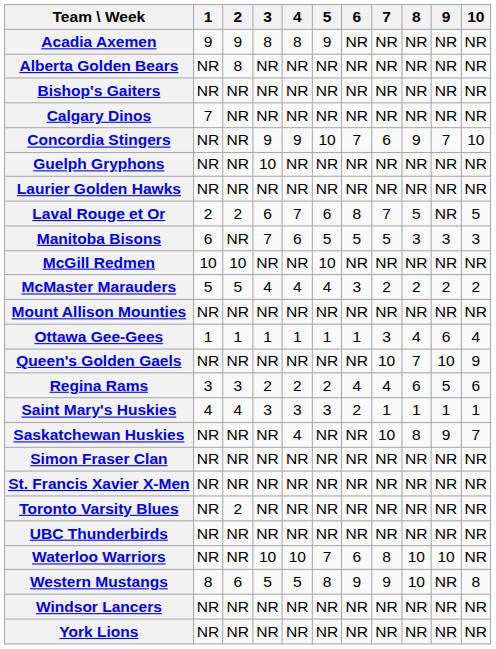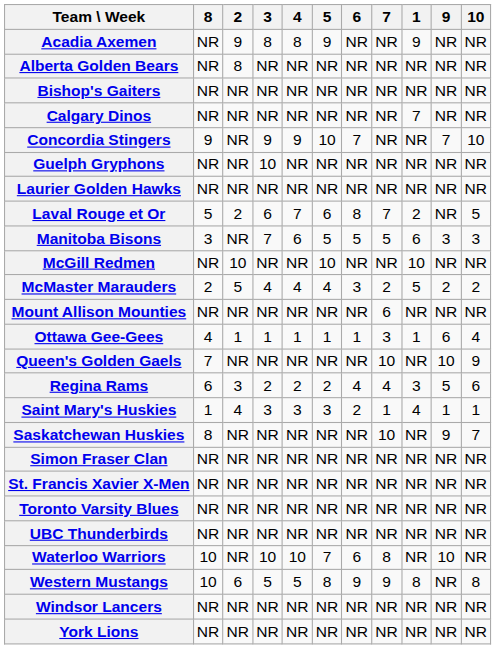columns swapped: (208, 17) <-> (416, 17)
(387, 140) 6 -> (387, 140) NR
(387, 312) NR -> (387, 312) 6
(297, 435) 4 -> (297, 435) NR
(238, 509) 2 -> (238, 509) NR
